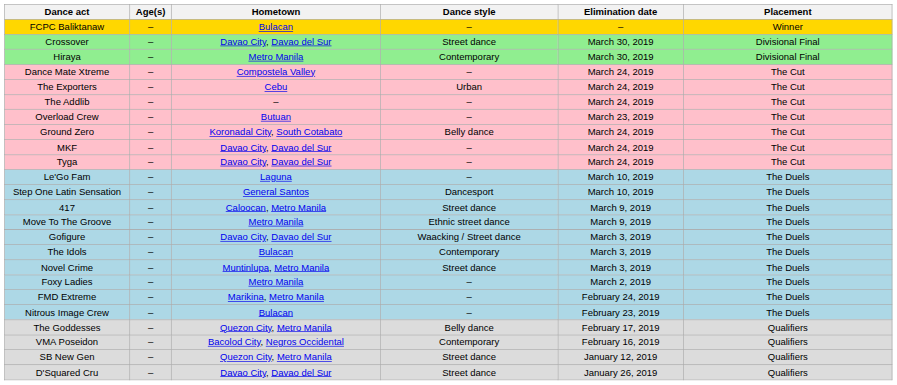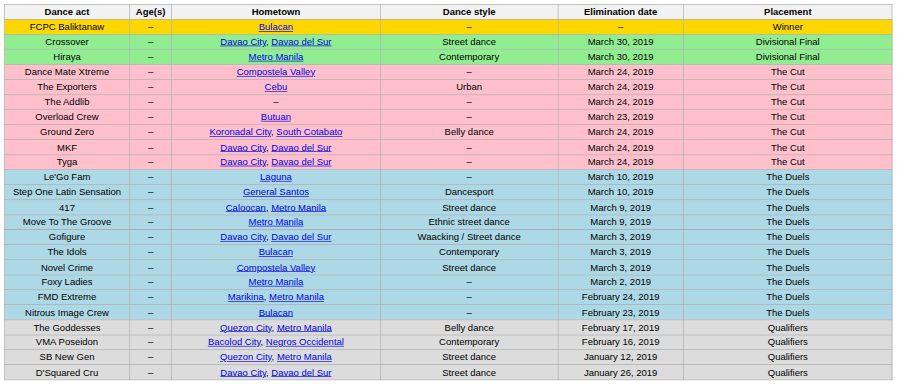(276, 267) Muntinlupa, Metro Manila -> (276, 267) Compostela Valley
